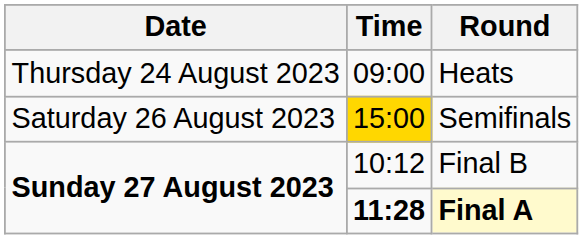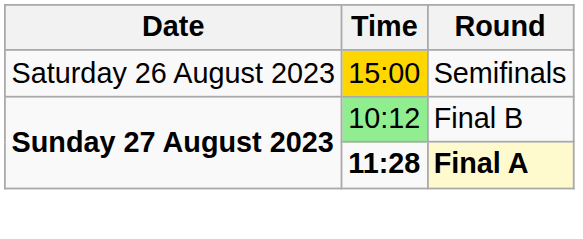- row: (476, 73)
(389, 164) no background -> (384, 118) lightgreen background
